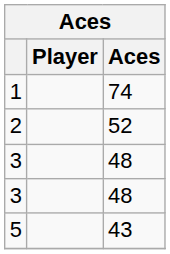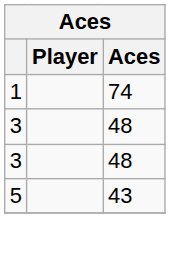- row: (16, 126)
